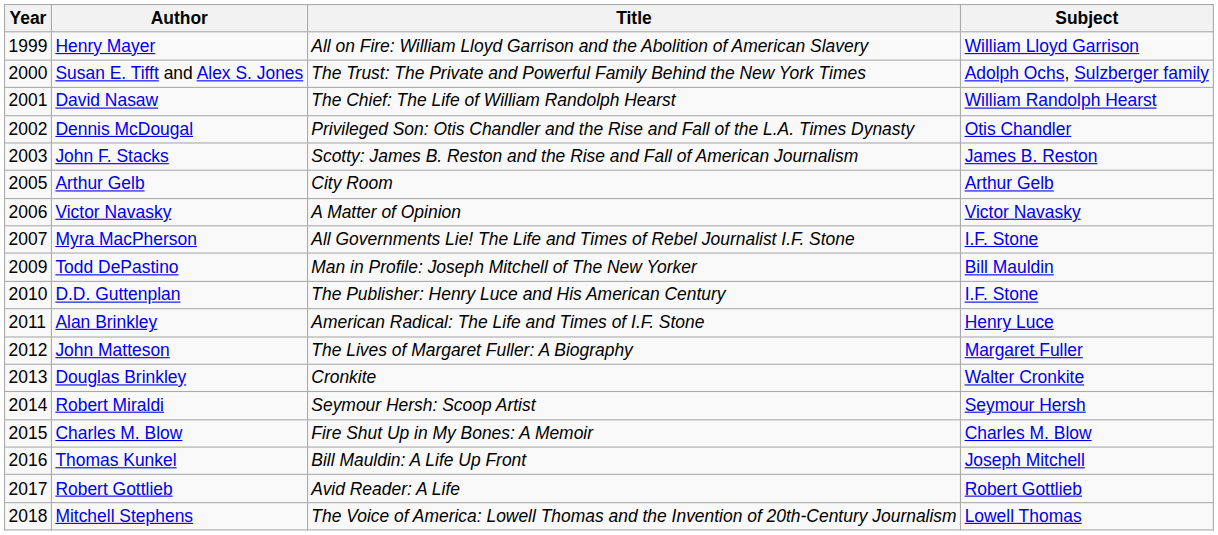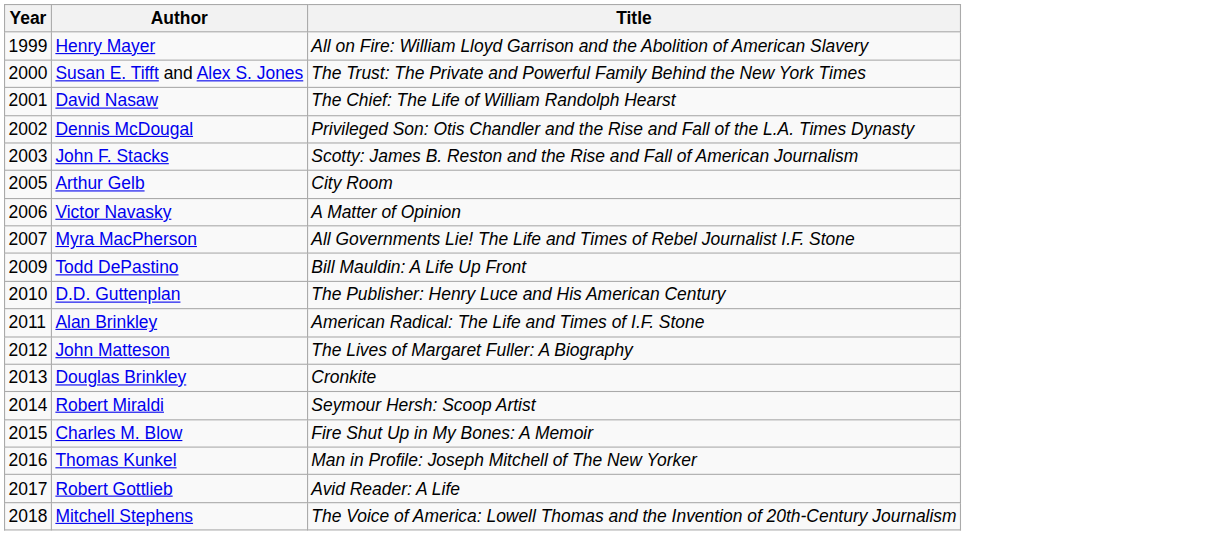- column: (1087, 18)
(504, 267) Man in Profile: Joseph Mitchell of The New Yorker -> (419, 267) Bill Mauldin: A Life Up Front
(419, 460) Bill Mauldin: A Life Up Front -> (504, 460) Man in Profile: Joseph Mitchell of The New Yorker
